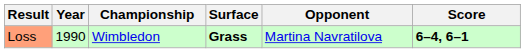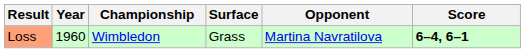(71, 36) 1990 -> (71, 36) 1960
(228, 36) bold -> (227, 36) normal
